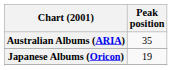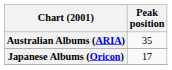(147, 56) 19 -> (147, 56) 17
